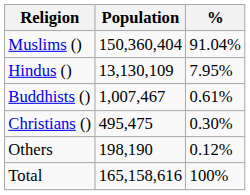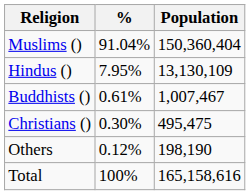columns swapped: (140, 17) <-> (215, 17)
